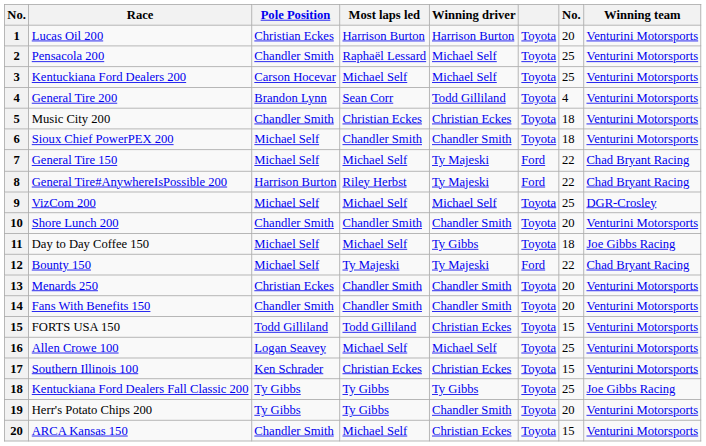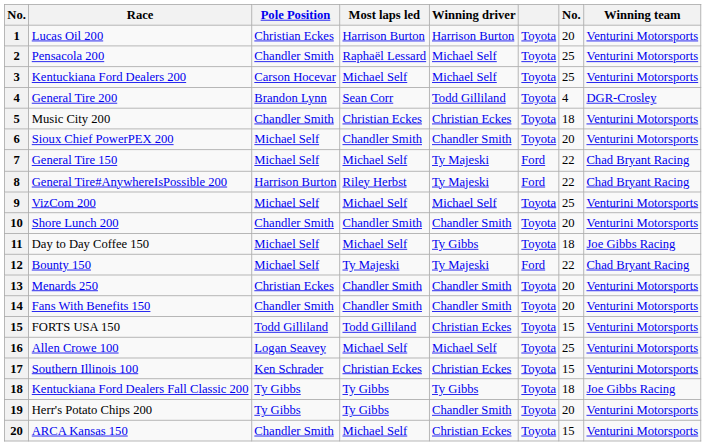(642, 98) Venturini Motorsports -> (621, 98) DGR-Crosley
(568, 139) 18 -> (568, 139) 20
(621, 202) DGR-Crosley -> (642, 202) Venturini Motorsports
(568, 389) 25 -> (568, 389) 18
